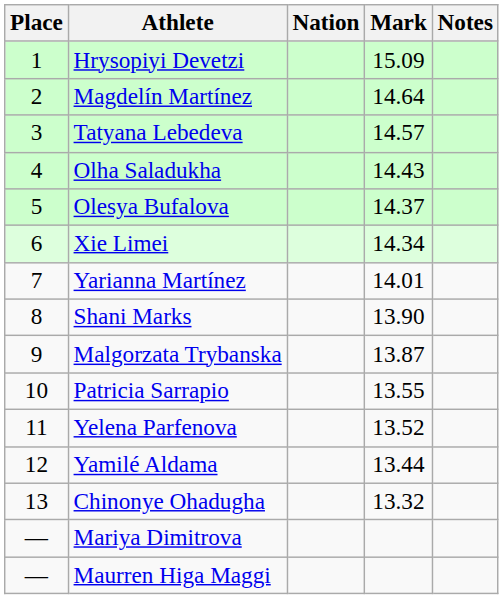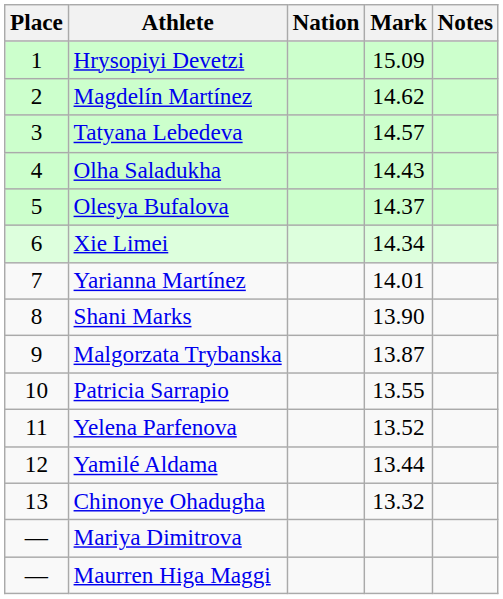(398, 96) 14.64 -> (398, 96) 14.62
